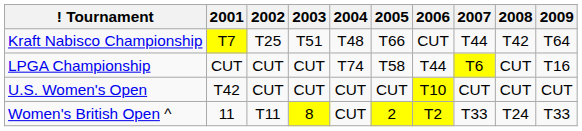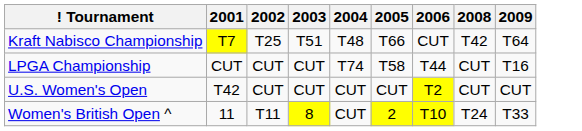- column: (474, 17)
(433, 90) T10 -> (433, 90) T2
(433, 114) T2 -> (433, 114) T10
